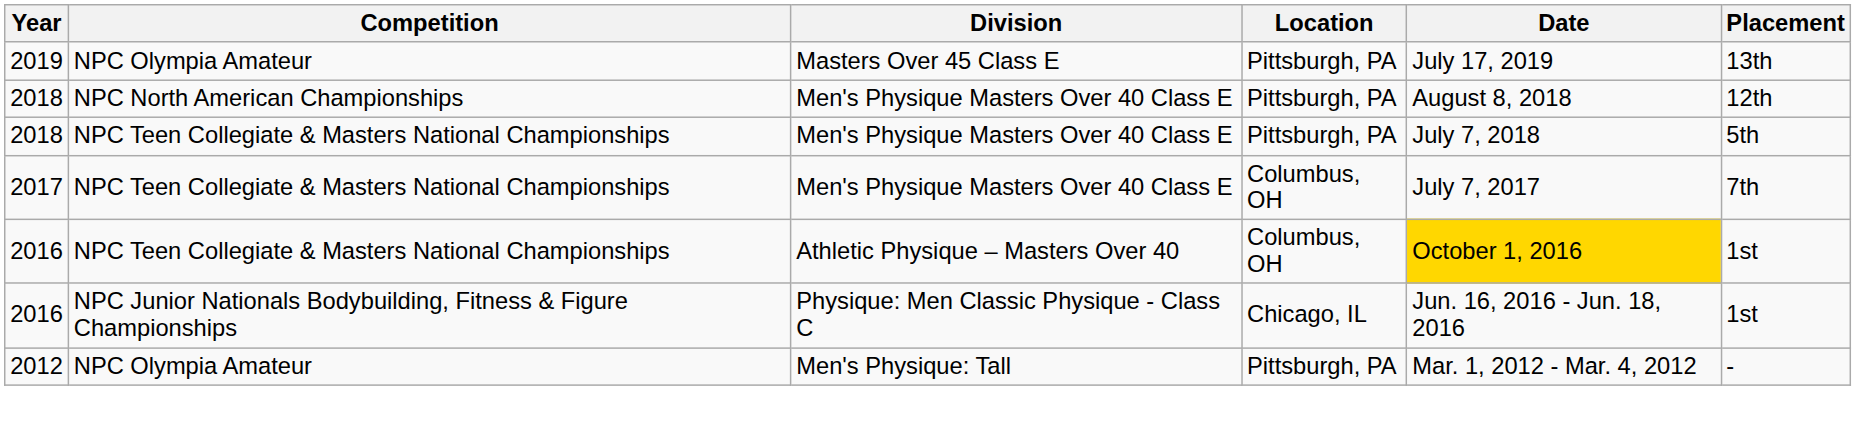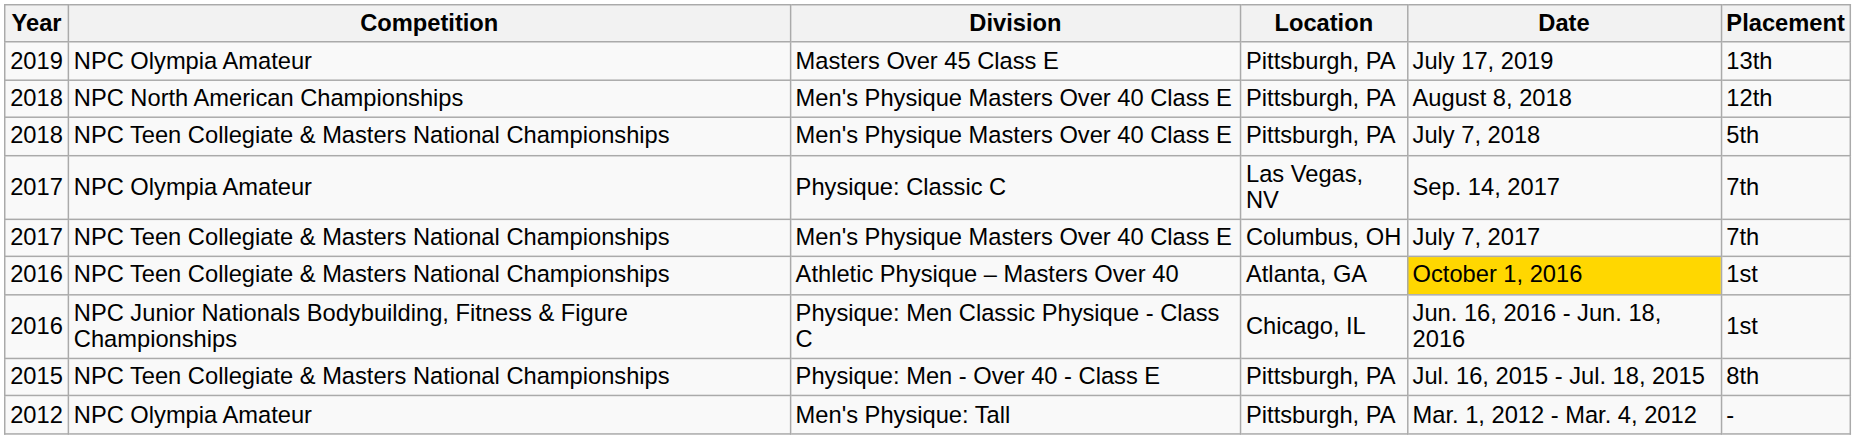+ row: (37, 186)
(1304, 251) Columbus, OH -> (1307, 275) Atlanta, GA
+ row: (37, 376)
